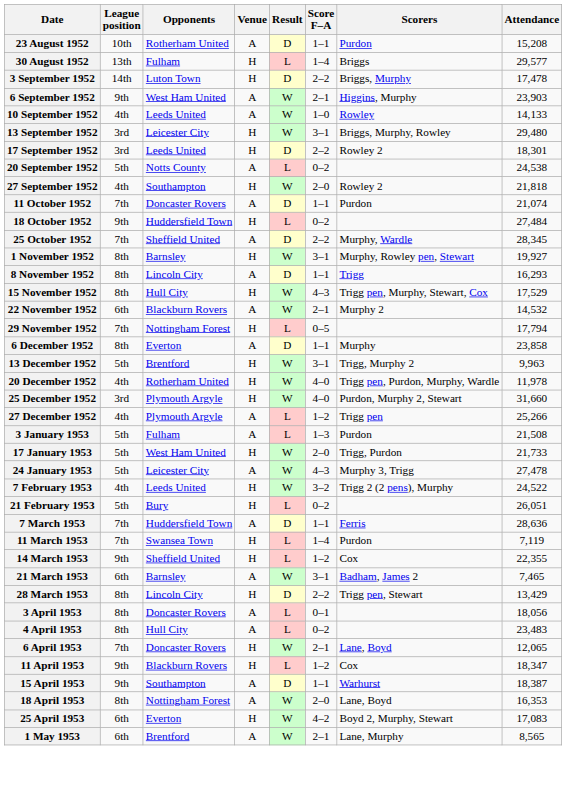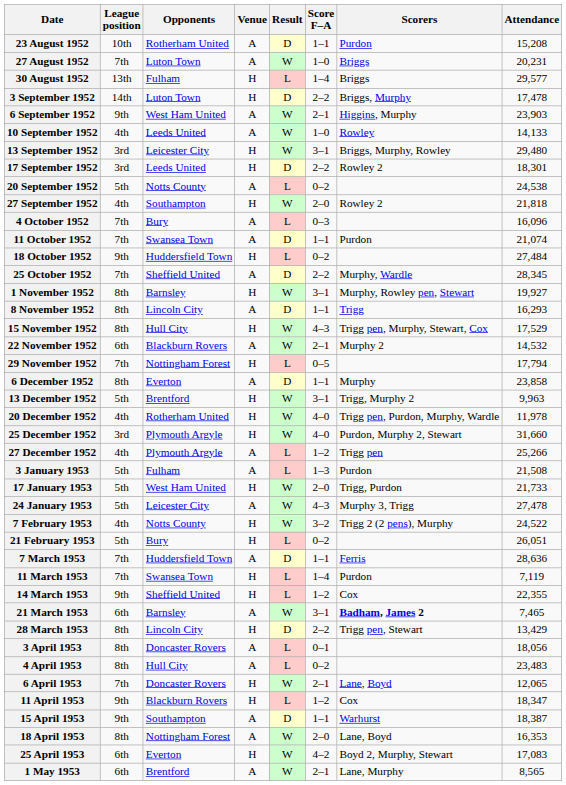+ row: (52, 61)
+ row: (52, 221)
(186, 203) Doncaster Rovers -> (179, 239) Swansea Town
(176, 487) Leeds United -> (176, 523) Notts County
(379, 576) normal -> (382, 612) bold
